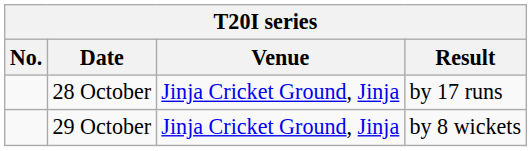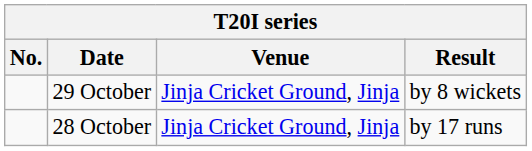rows swapped: (102, 92) <-> (102, 127)
